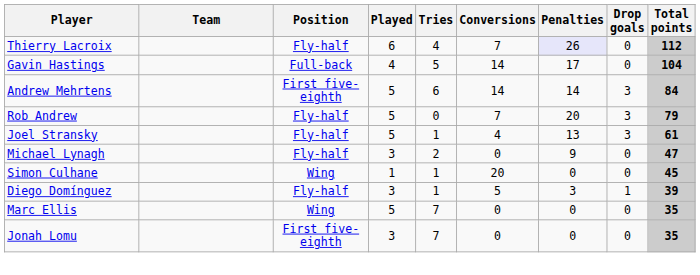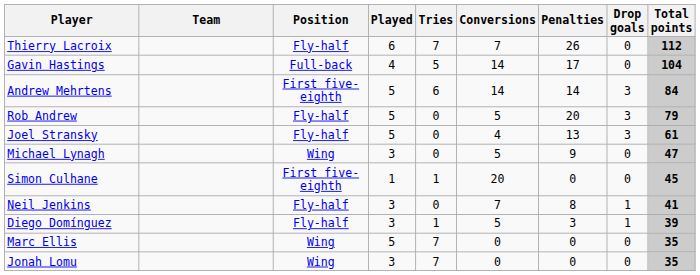(436, 46) 4 -> (436, 46) 7
(573, 46) lavender background -> (573, 46) no background
(498, 116) 7 -> (498, 116) 5
(436, 135) 1 -> (436, 135) 0
(321, 154) Fly-half -> (321, 154) Wing
(436, 154) 2 -> (436, 154) 0
(498, 154) 0 -> (498, 154) 5
(321, 173) Wing -> (321, 179) First five-eighth
+ row: (49, 205)
(321, 236) First five-eighth -> (321, 261) Wing
